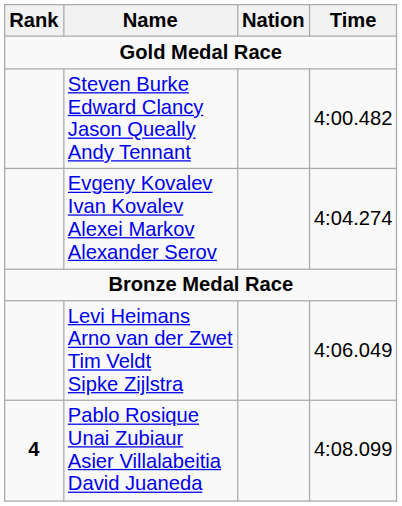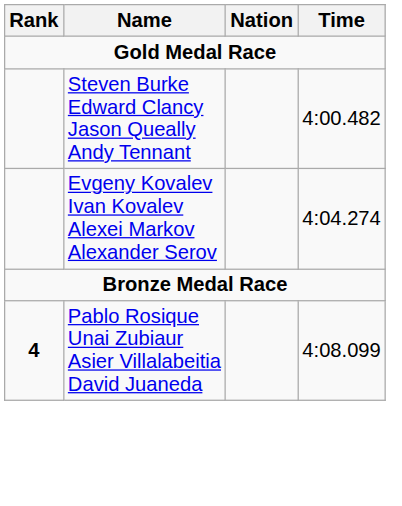- row: (150, 350)
